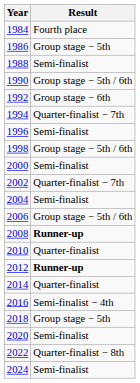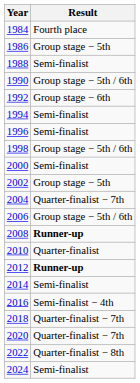(79, 115) Quarter-finalist − 7th -> (61, 115) Semi-finalist
(79, 183) Quarter-finalist − 7th -> (72, 183) Group stage − 5th
(61, 200) Semi-finalist -> (79, 200) Quarter-finalist − 7th
(66, 285) Quarter-finalist -> (61, 285) Semi-finalist
(72, 319) Group stage − 5th -> (79, 319) Quarter-finalist − 7th
(61, 336) Semi-finalist -> (79, 336) Quarter-finalist − 7th
